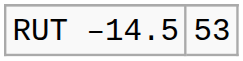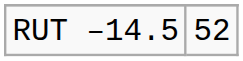(212, 30) 53 -> (212, 30) 52
